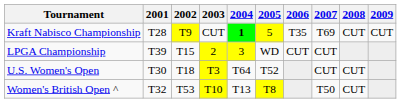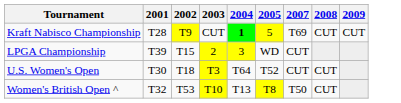- column: (298, 14)
